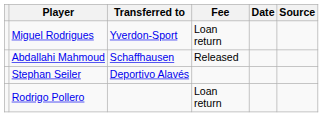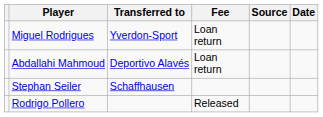columns swapped: (263, 12) <-> (297, 12)
(142, 58) Schaffhausen -> (149, 64) Deportivo Alavés
(216, 58) Released -> (208, 64) Loan return
(149, 74) Deportivo Alavés -> (142, 86) Schaffhausen
(208, 97) Loan return -> (216, 103) Released
